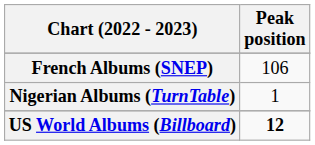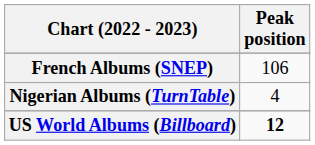(275, 96) 1 -> (275, 96) 4
